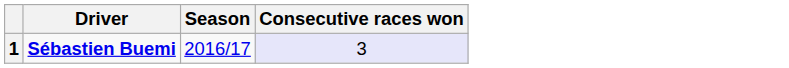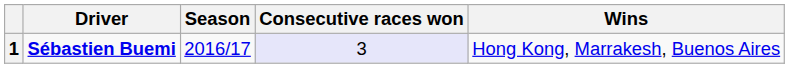+ column: (626, 19)
